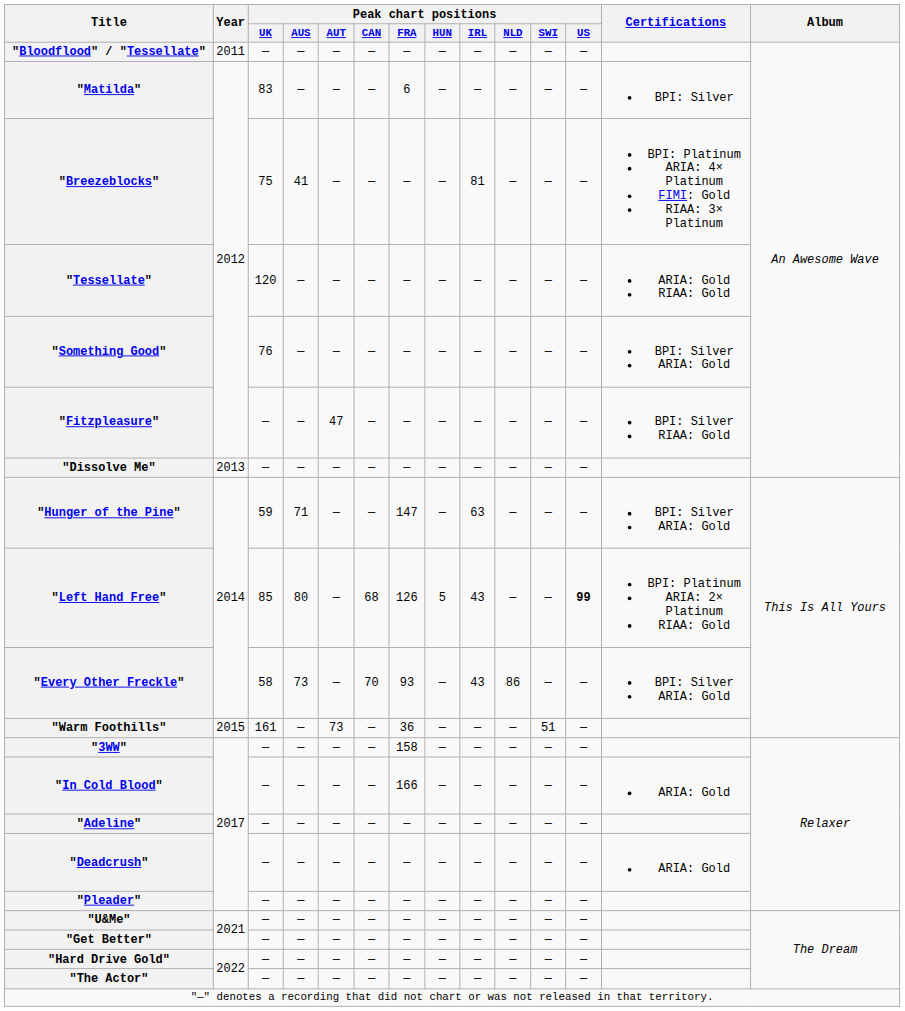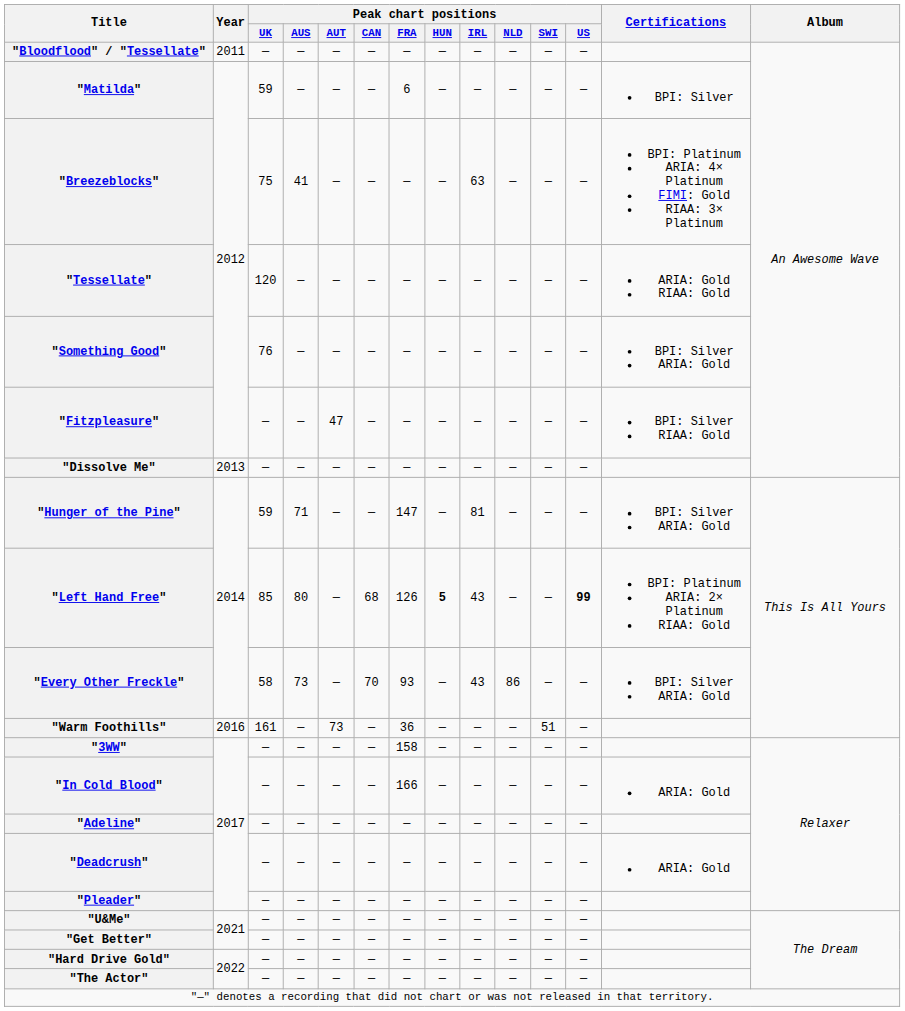(266, 90) 83 -> (266, 90) 59
(478, 182) 81 -> (478, 182) 63
(478, 513) 63 -> (478, 513) 81
(442, 598) normal -> (442, 598) bold
(231, 728) 2015 -> (231, 728) 2016
